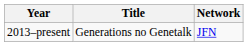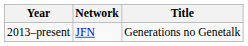columns swapped: (133, 13) <-> (219, 13)
